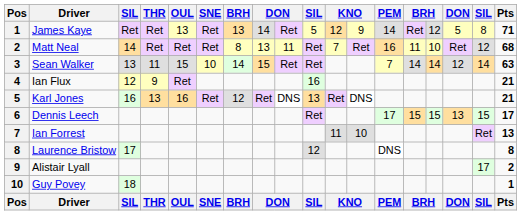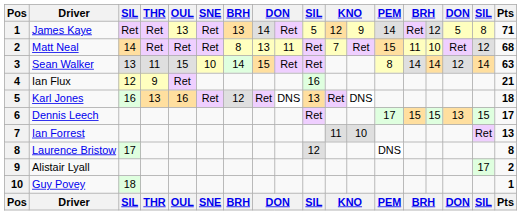(389, 47) 16 -> (389, 47) 15
(389, 64) 7 -> (389, 64) 8
(508, 98) 21 -> (508, 98) 18
